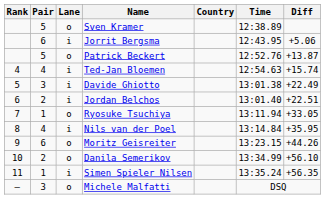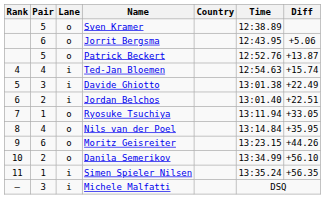(69, 41) i -> (69, 41) o
(69, 129) i -> (69, 129) o
(69, 187) o -> (69, 187) i
